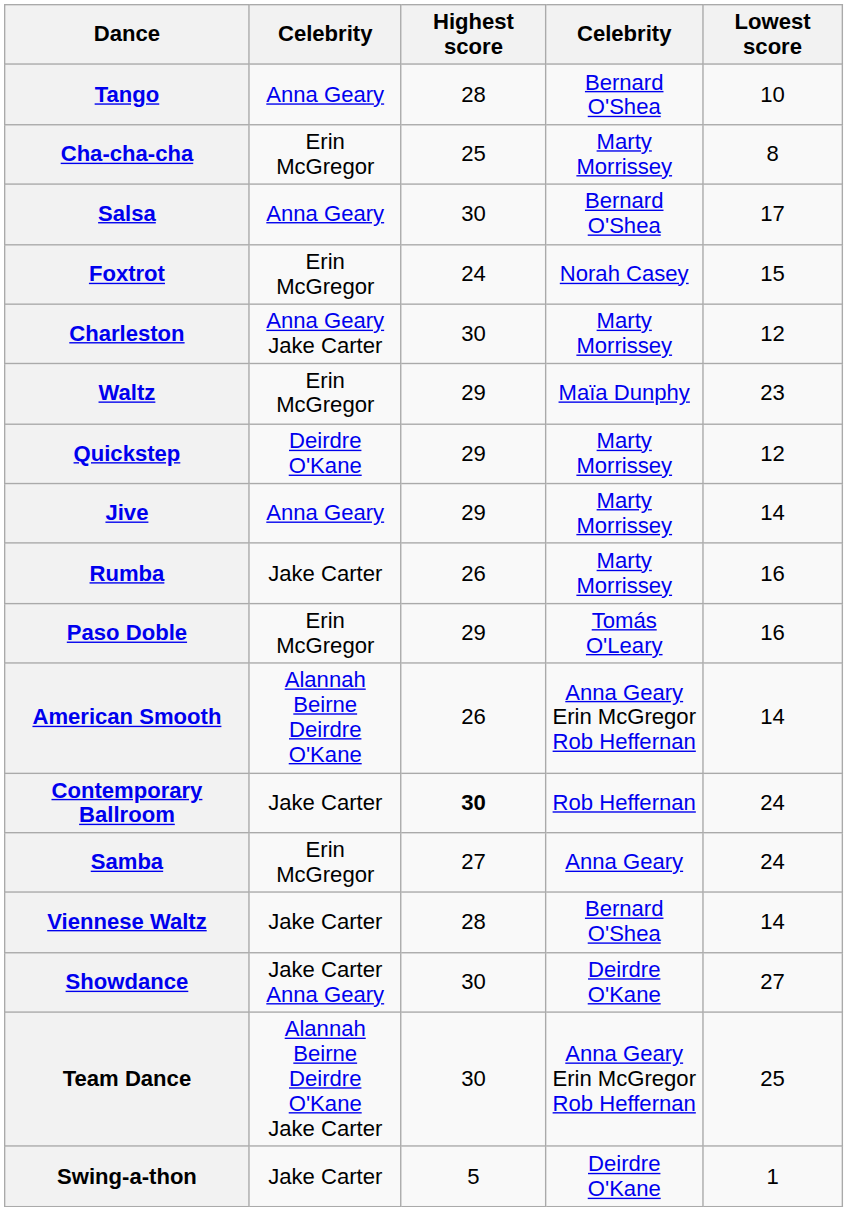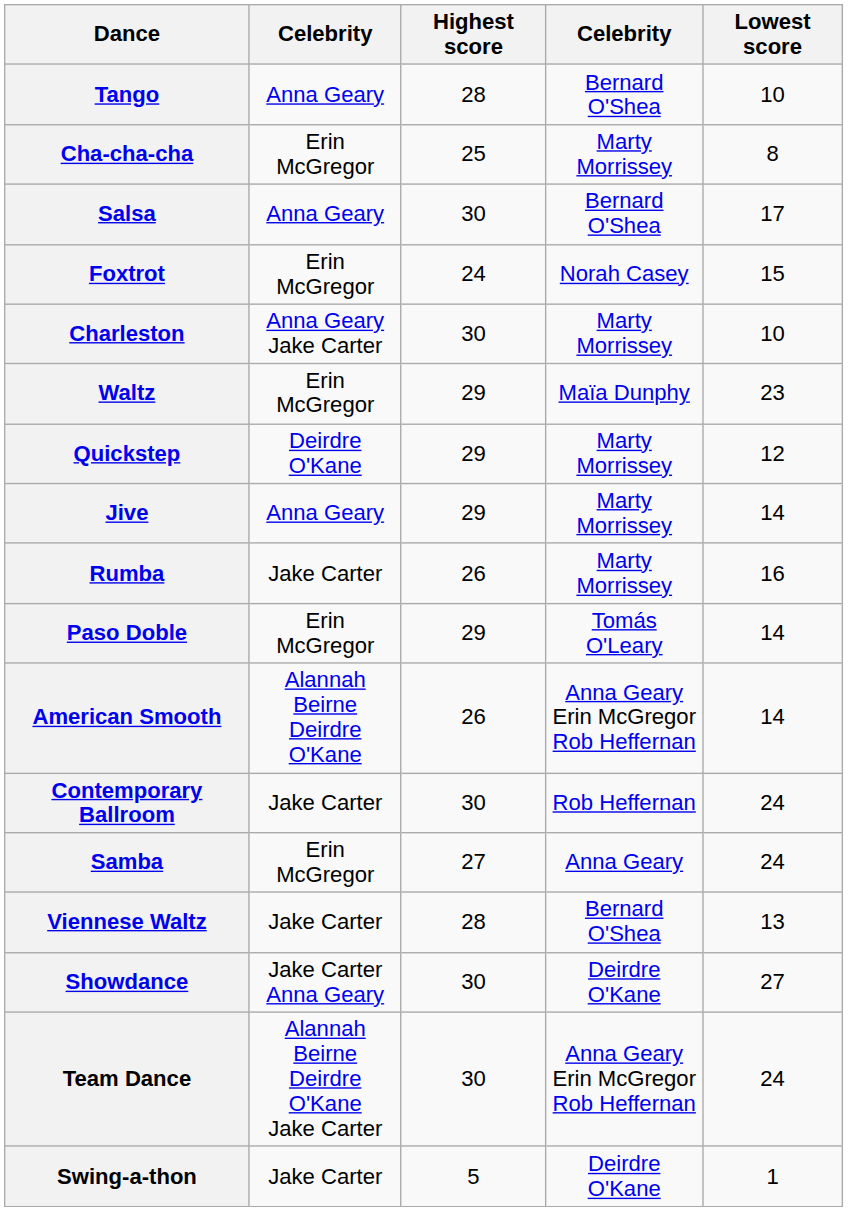(773, 333) 12 -> (773, 333) 10
(773, 633) 16 -> (773, 633) 14
(473, 802) bold -> (473, 802) normal
(773, 922) 14 -> (773, 922) 13
(773, 1079) 25 -> (773, 1079) 24
